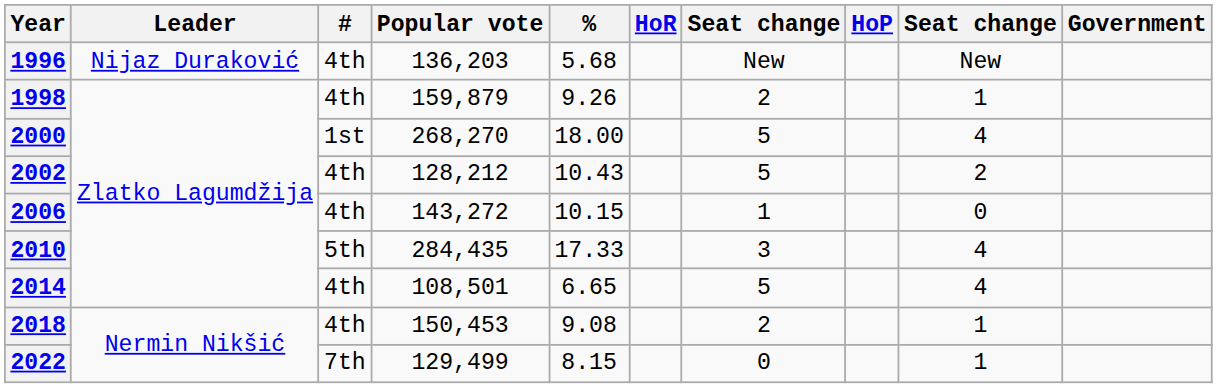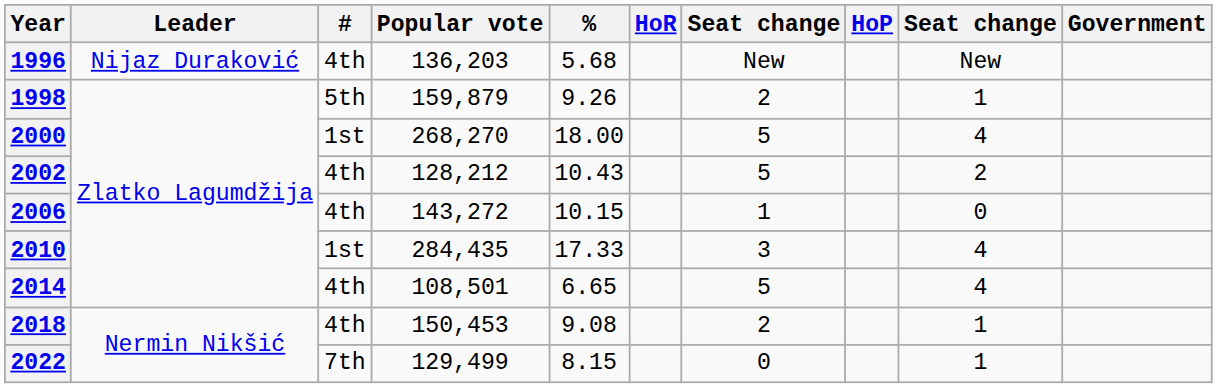(345, 99) 4th -> (345, 99) 5th
(345, 250) 5th -> (345, 250) 1st
